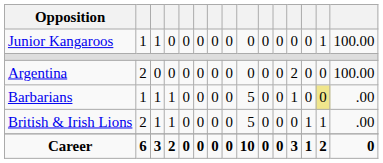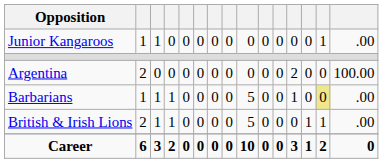(354, 41) 100.00 -> (365, 41) .00
